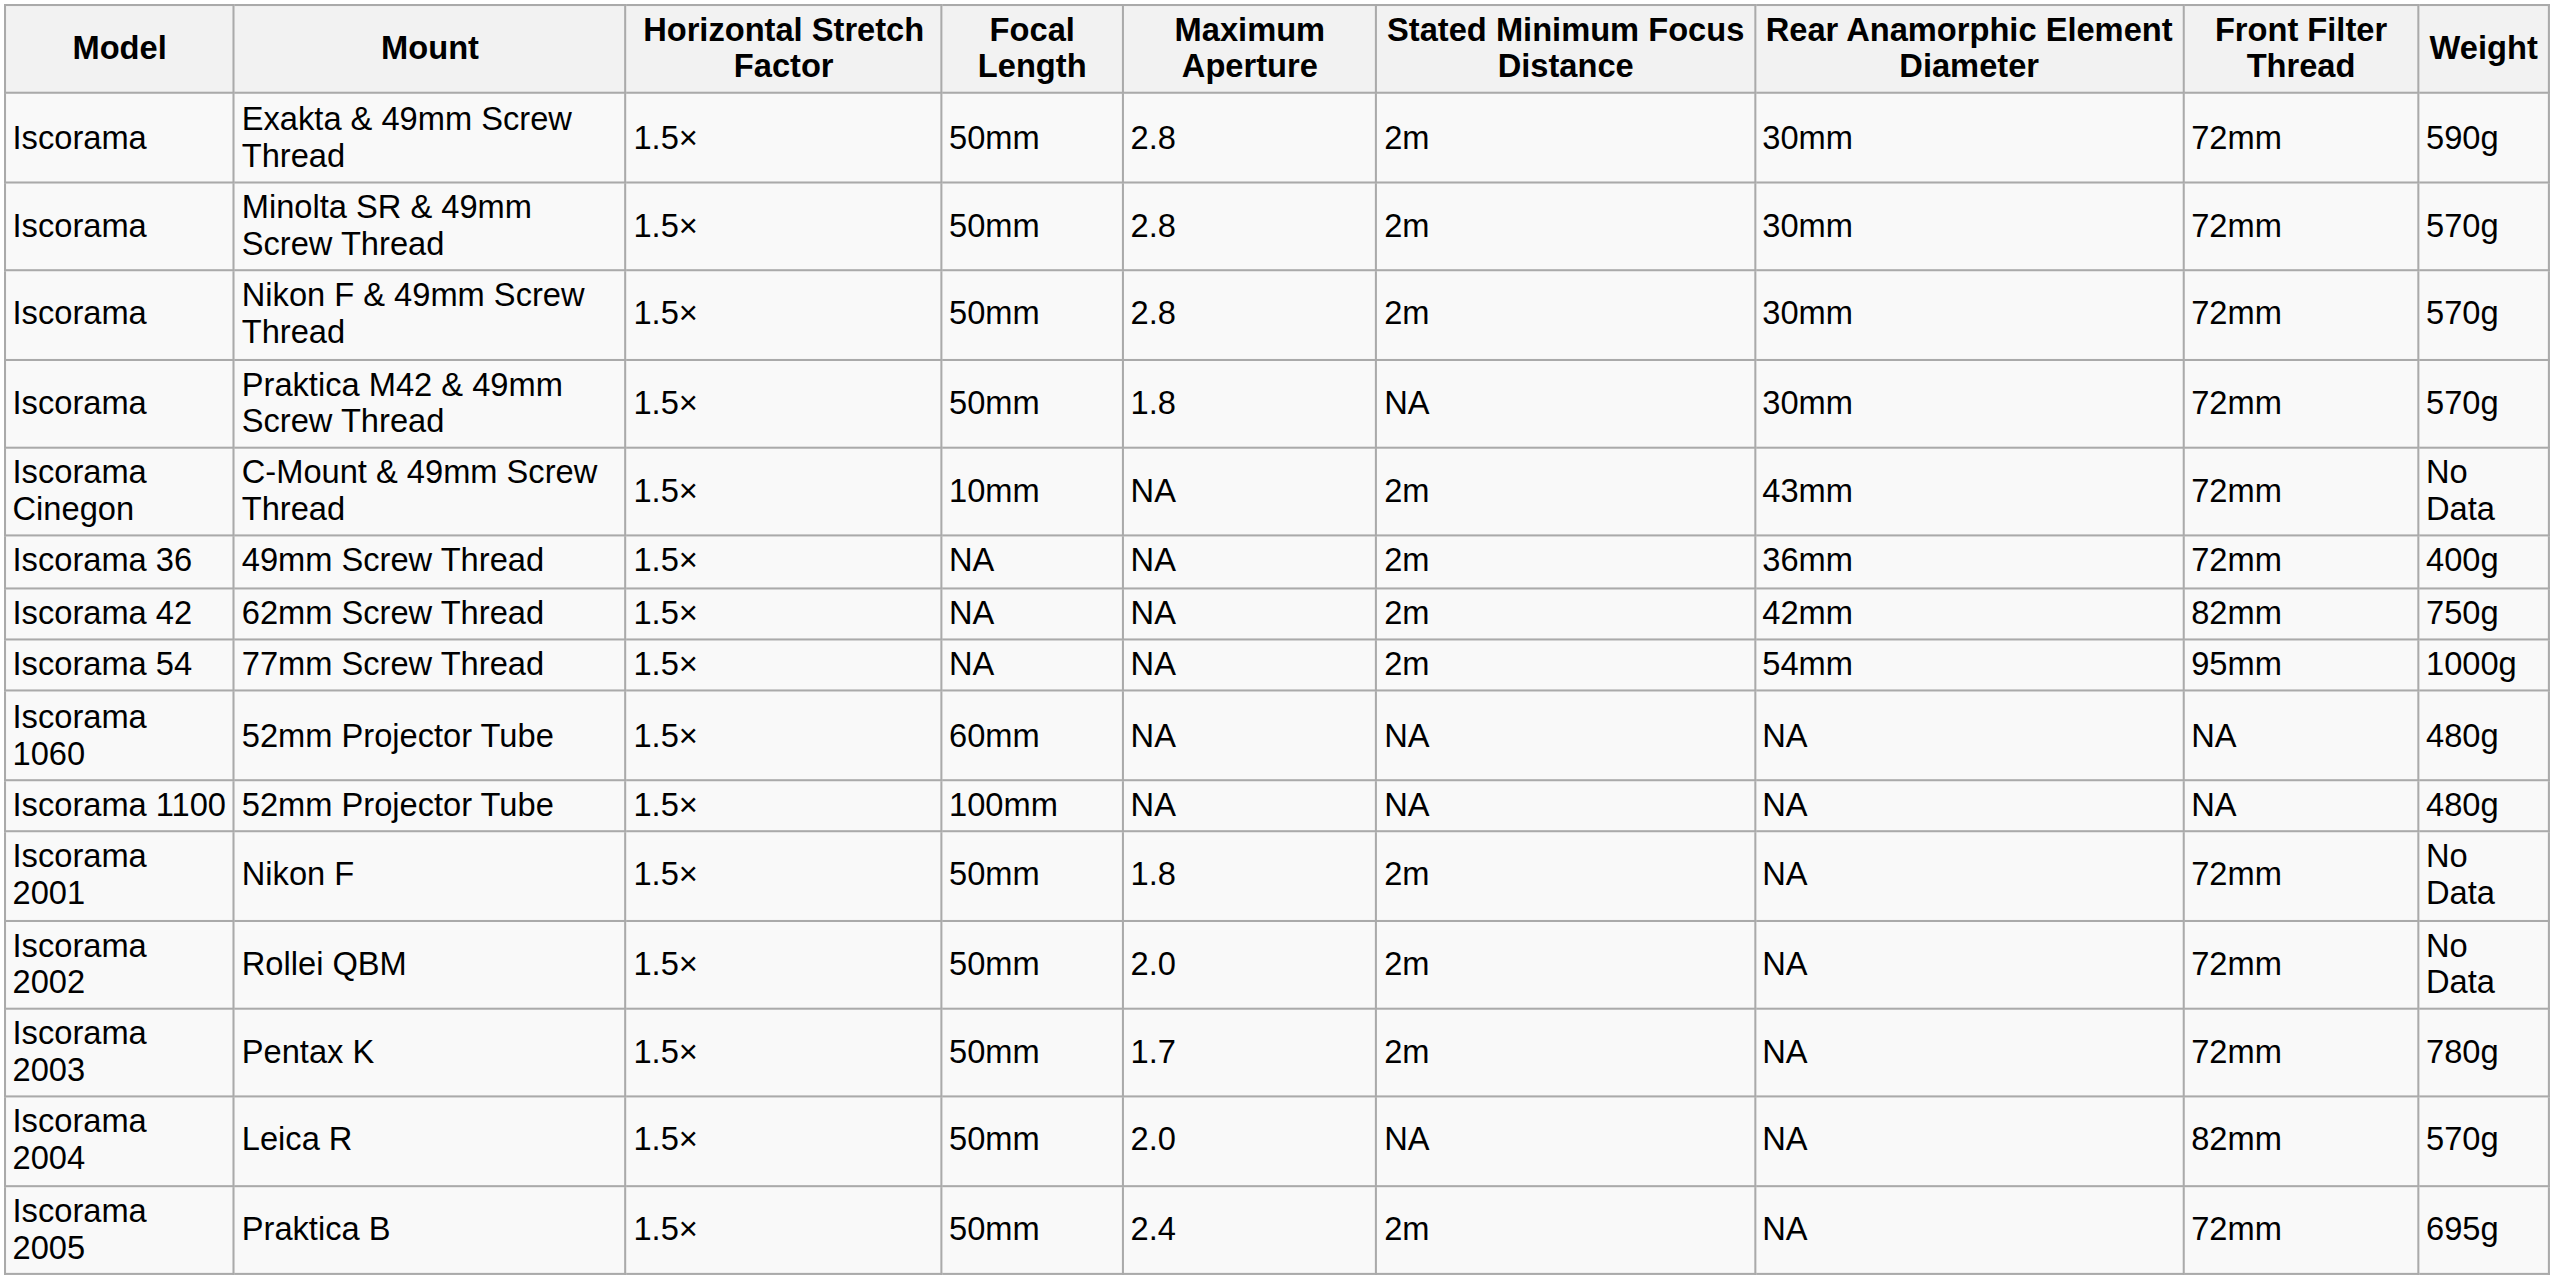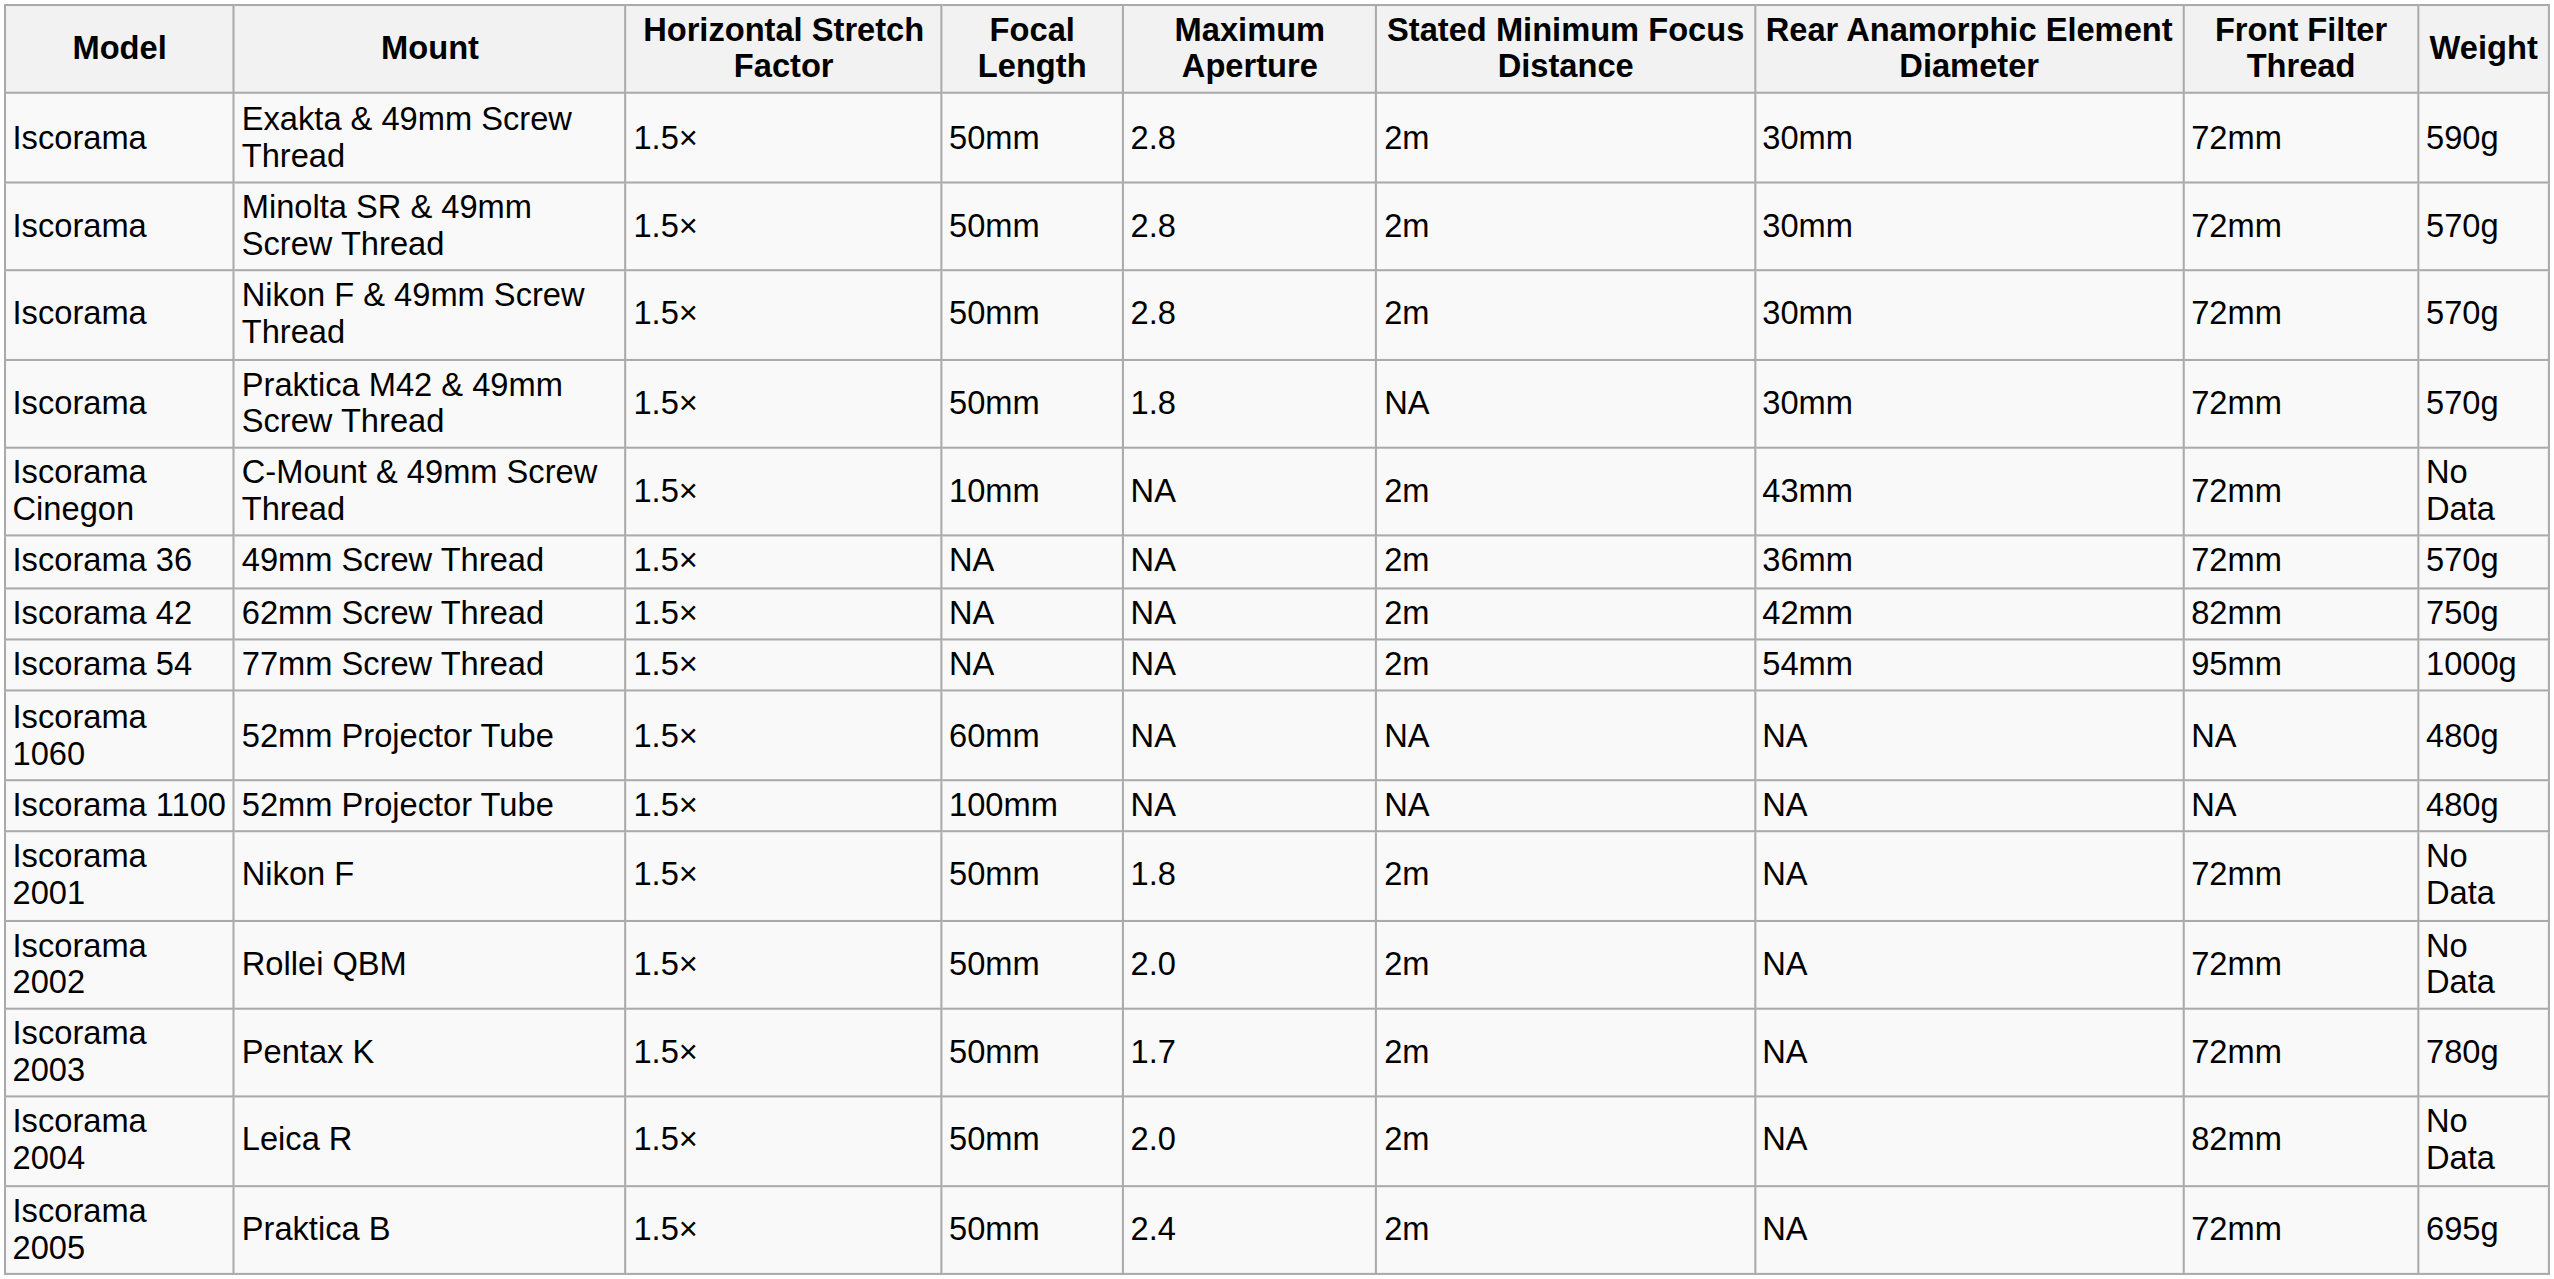(2462, 561) 400g -> (2462, 561) 570g
(1407, 1140) NA -> (1407, 1140) 2m
(2462, 1140) 570g -> (2460, 1140) No Data
